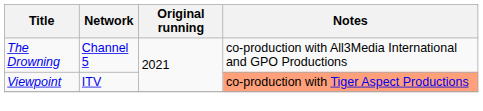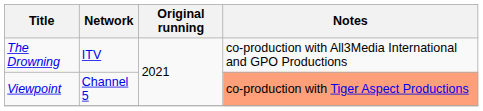(105, 55) Channel 5 -> (92, 55) ITV
(92, 82) ITV -> (105, 89) Channel 5
